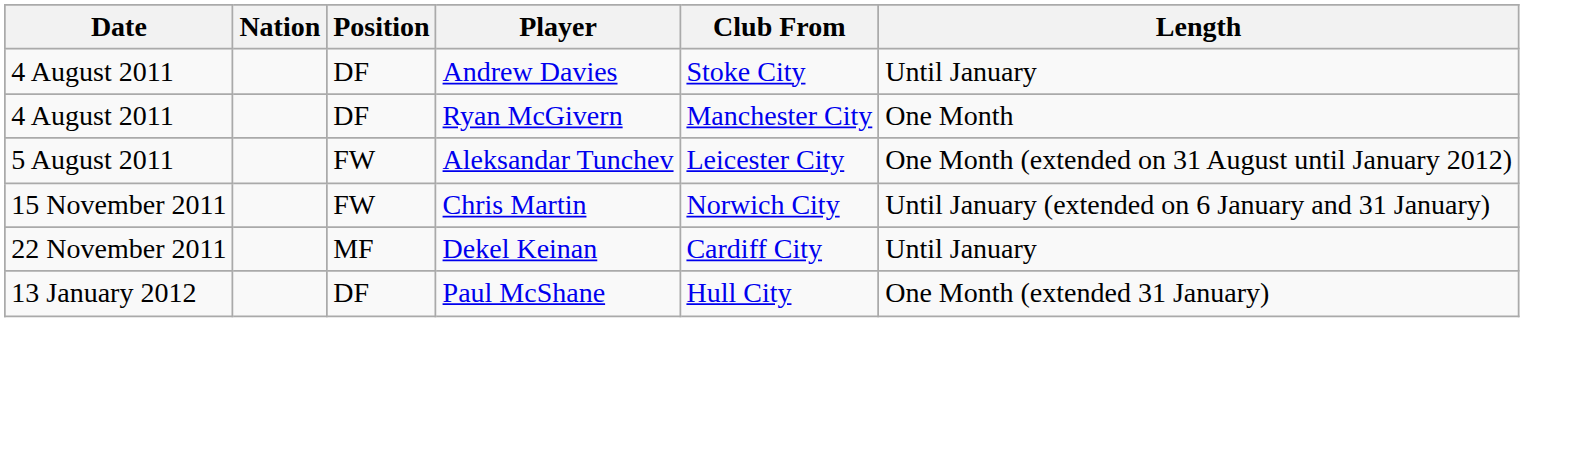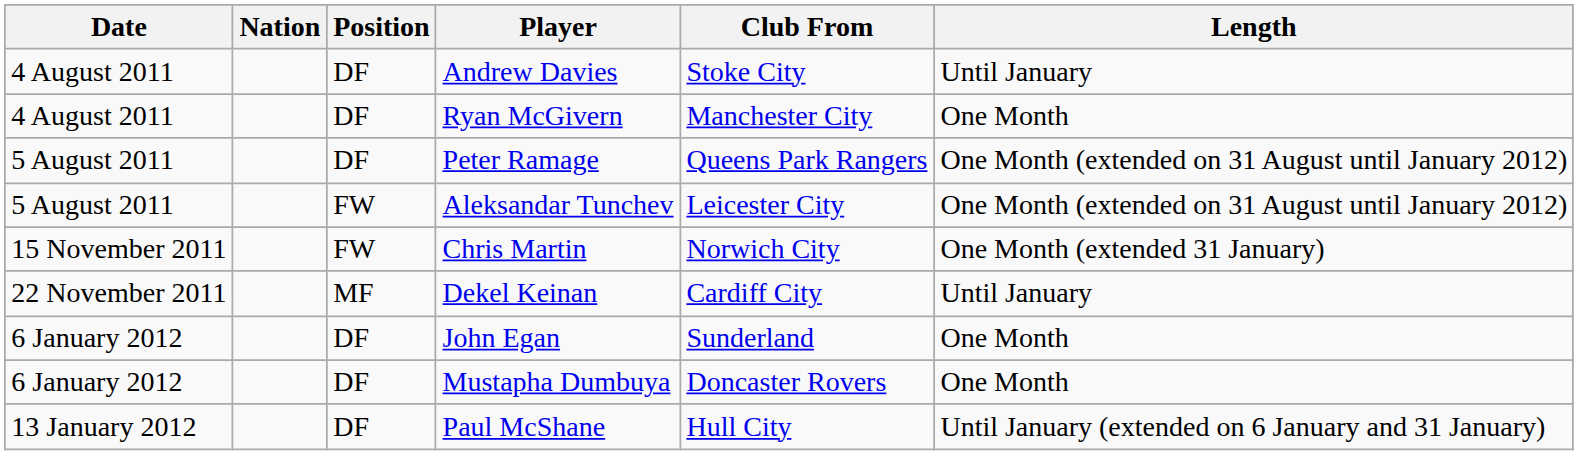+ row: (521, 159)
(1188, 204) Until January (extended on 6 January and 31 January) -> (1132, 248) One Month (extended 31 January)
+ row: (501, 337)
+ row: (556, 381)
(1077, 293) One Month (extended 31 January) -> (1243, 426) Until January (extended on 6 January and 31 January)
